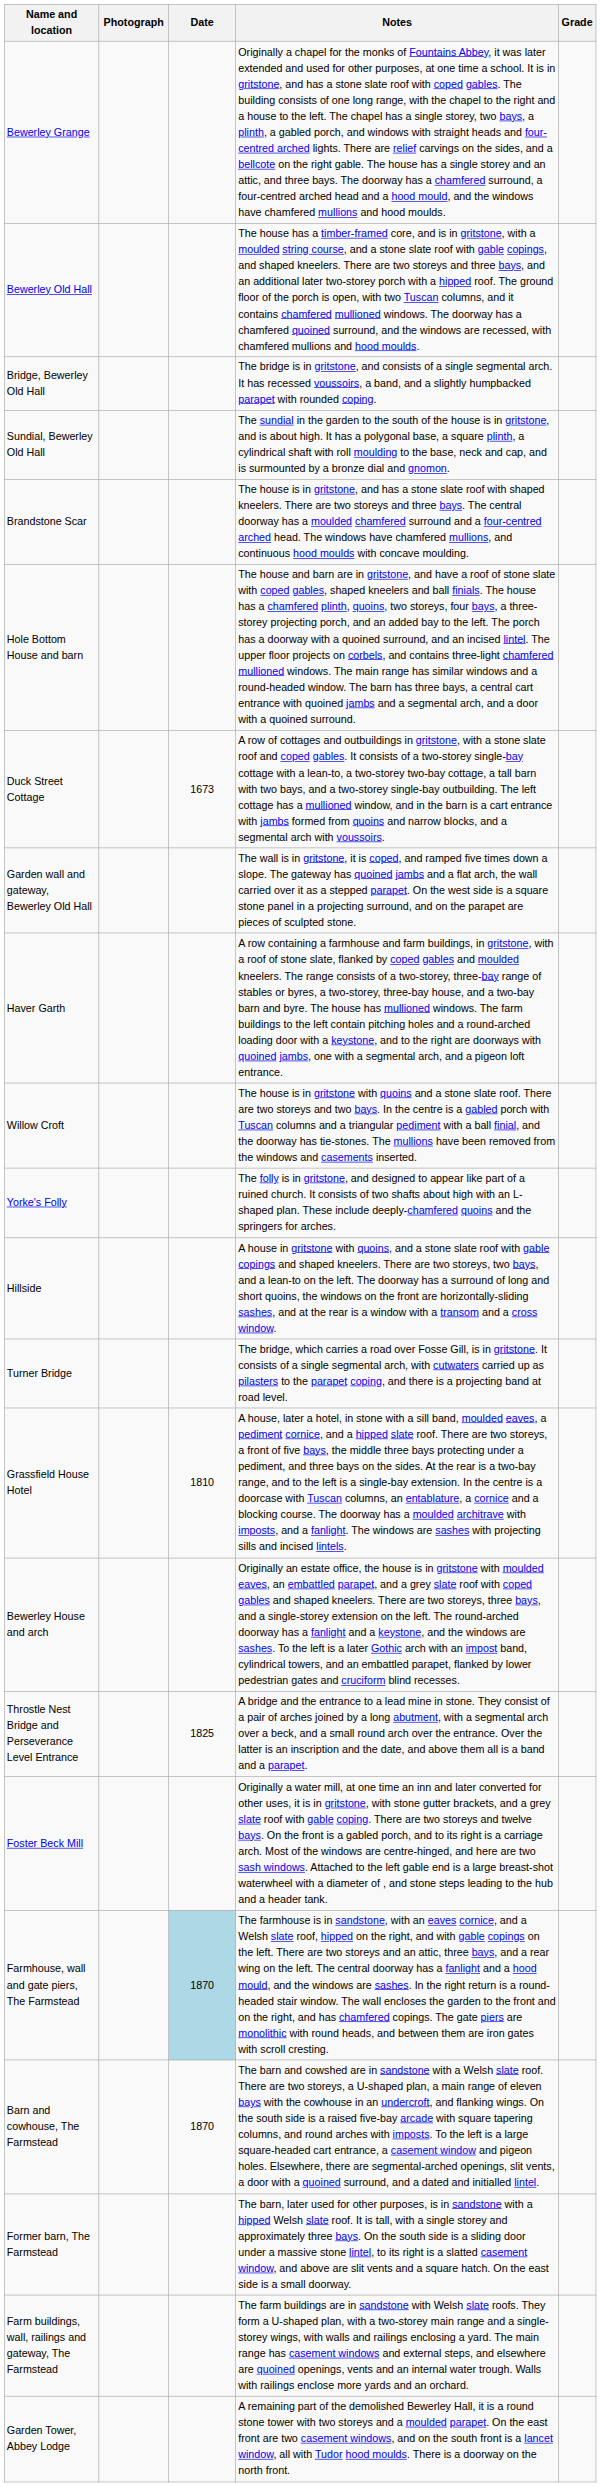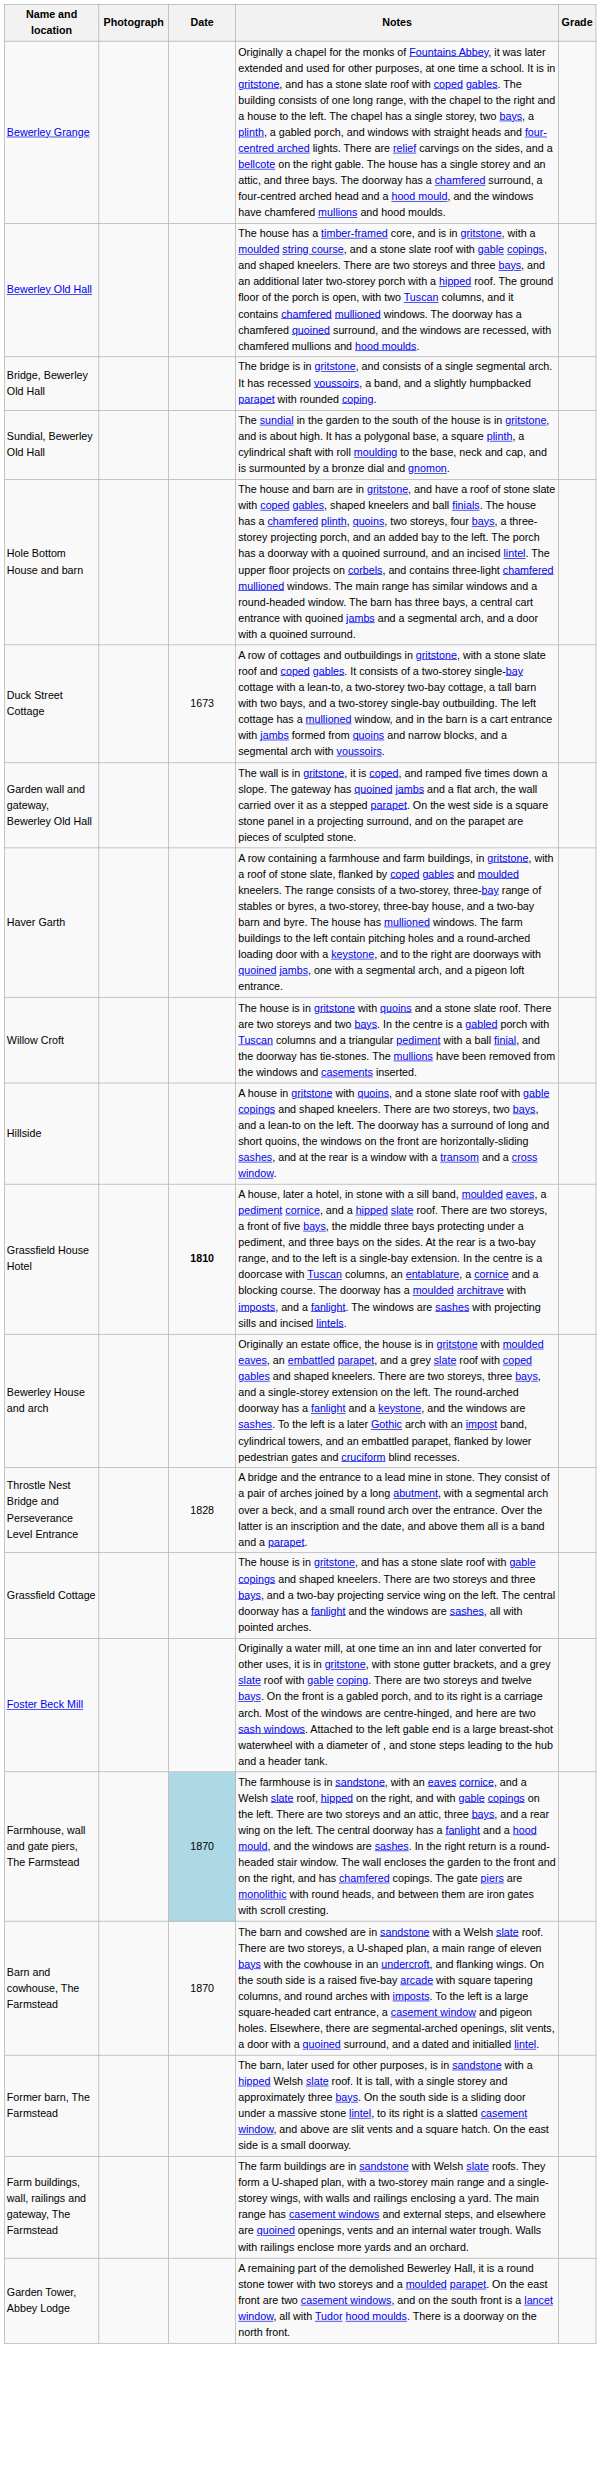- row: (47, 522)
- row: (37, 1203)
- row: (39, 1373)
(202, 1483) normal -> (202, 1259) bold
(202, 1734) 1825 -> (202, 1510) 1828
+ row: (51, 1595)
